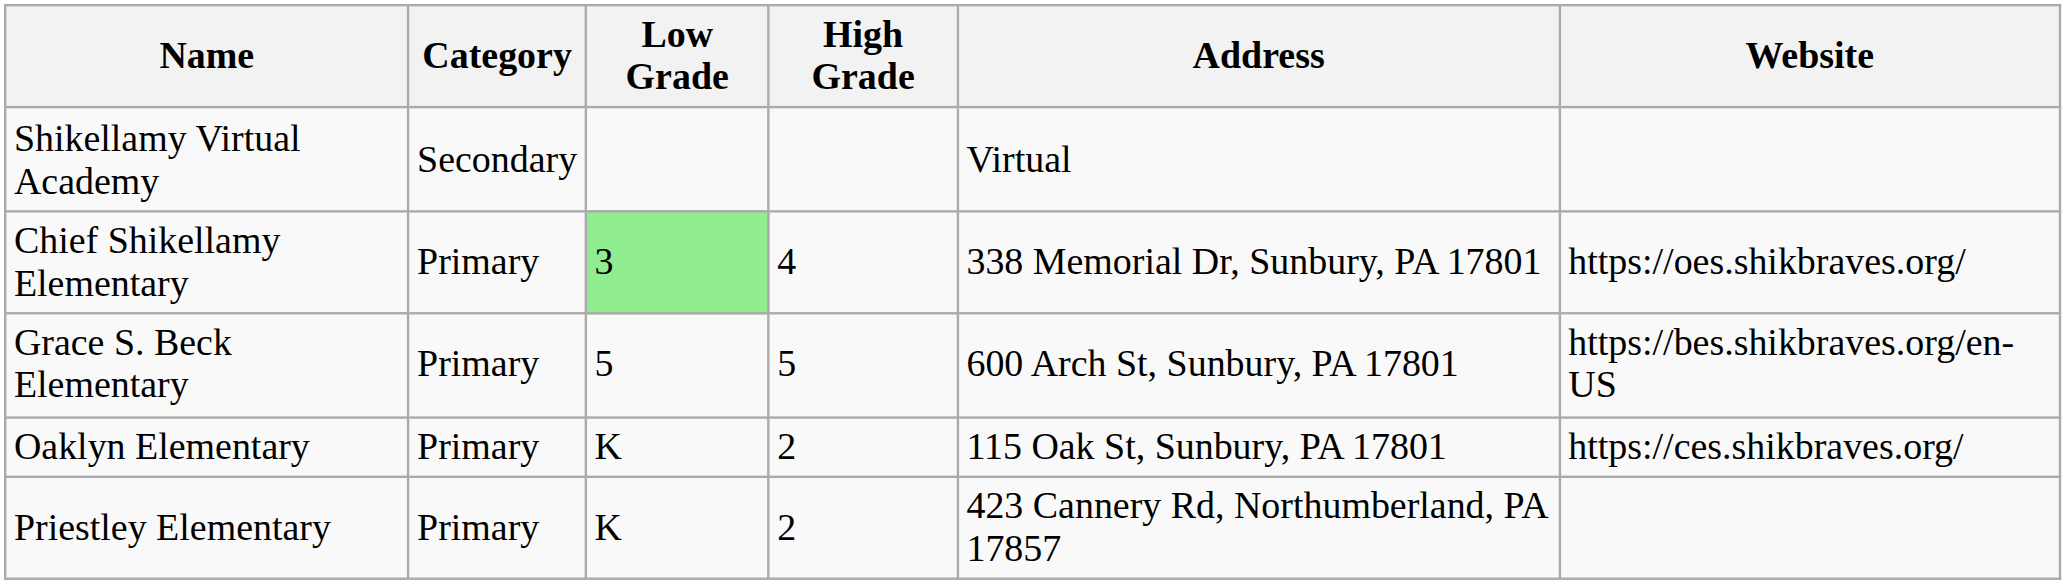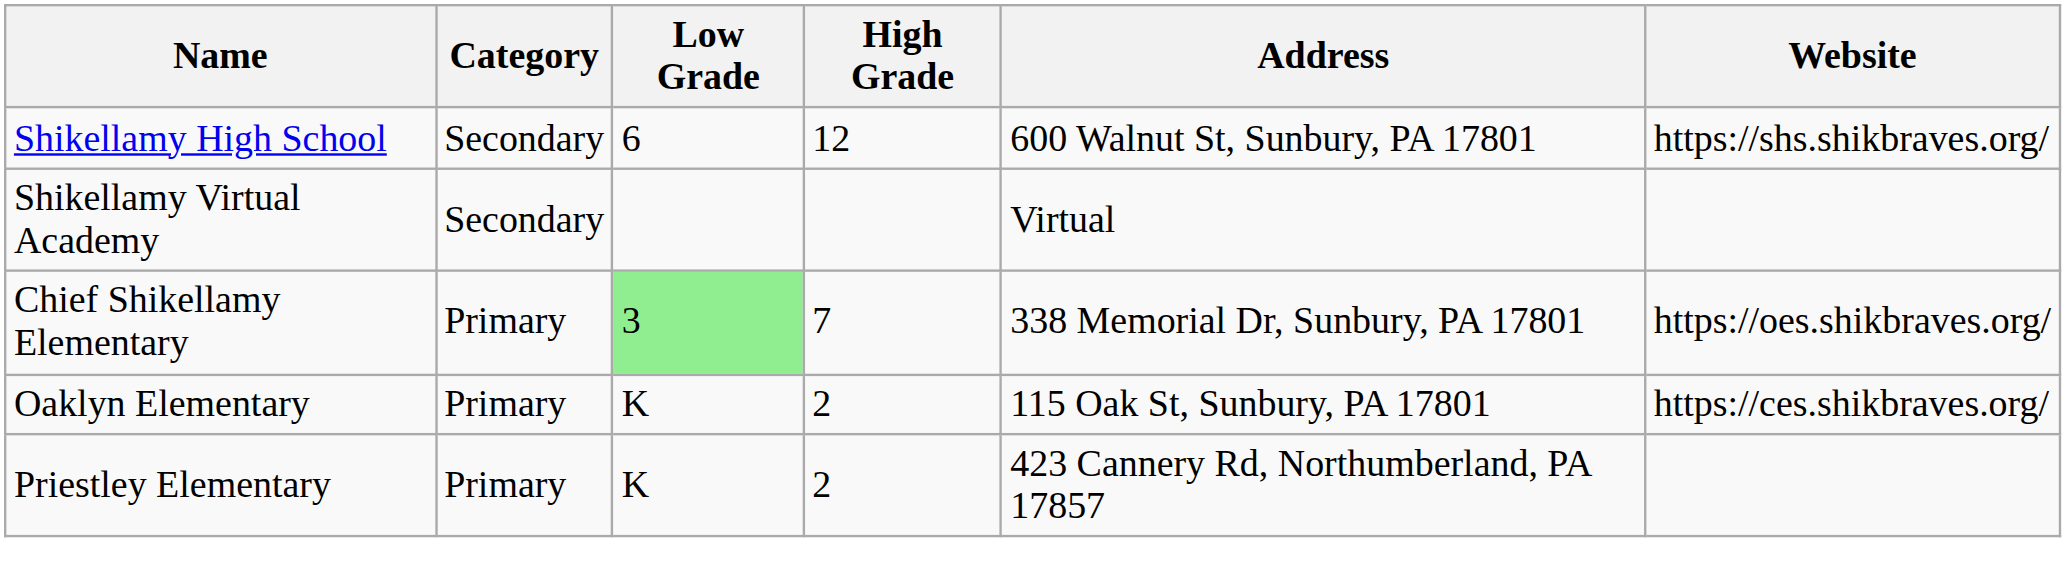+ row: (200, 137)
(787, 261) 4 -> (822, 321) 7
- row: (123, 364)
